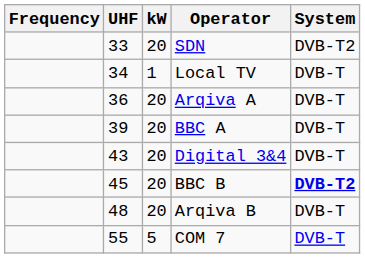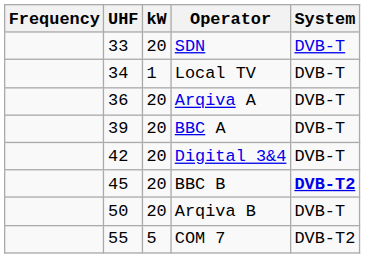(325, 46) DVB-T2 -> (320, 46) DVB-T
(118, 156) 43 -> (118, 156) 42
(118, 211) 48 -> (118, 211) 50
(320, 239) DVB-T -> (325, 239) DVB-T2
